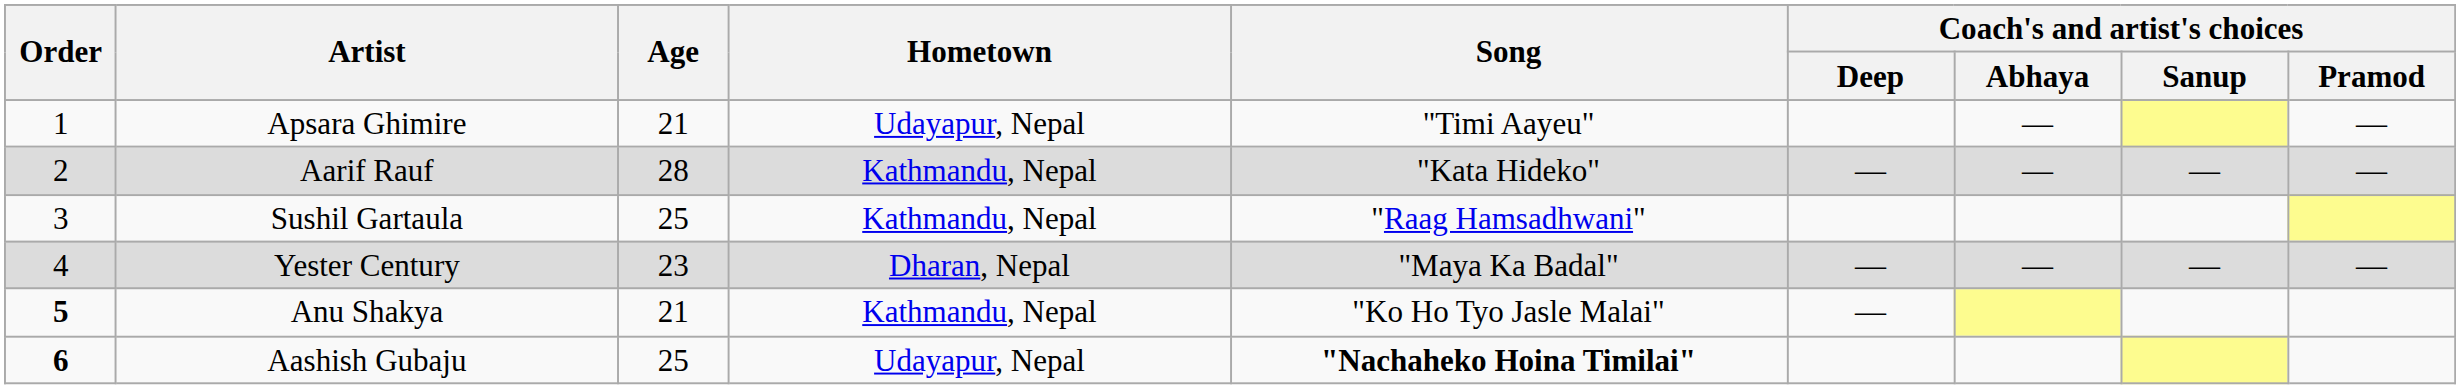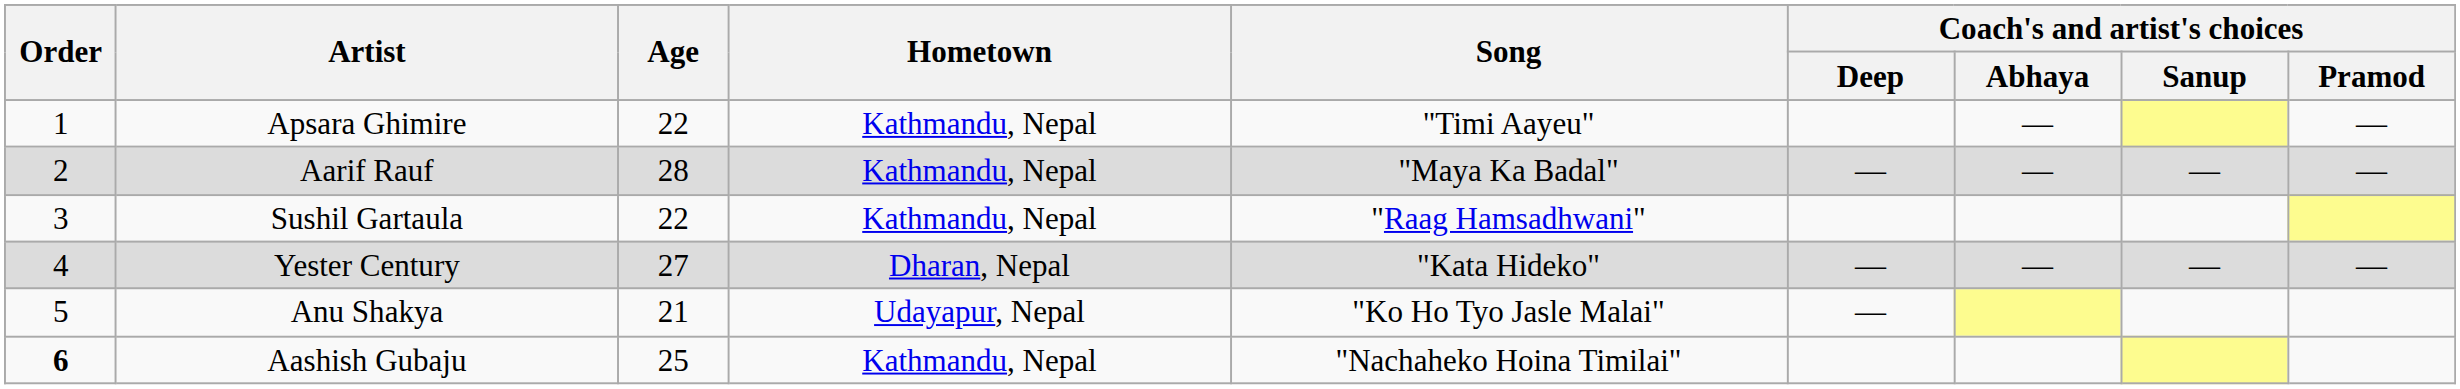(673, 123) 21 -> (673, 123) 22
(979, 123) Udayapur, Nepal -> (979, 123) Kathmandu, Nepal
(1509, 170) "Kata Hideko" -> (1509, 170) "Maya Ka Badal"
(673, 218) 25 -> (673, 218) 22
(673, 265) 23 -> (673, 265) 27
(1509, 265) "Maya Ka Badal" -> (1509, 265) "Kata Hideko"
(61, 312) bold -> (61, 312) normal
(979, 312) Kathmandu, Nepal -> (979, 312) Udayapur, Nepal
(979, 360) Udayapur, Nepal -> (979, 360) Kathmandu, Nepal
(1509, 360) bold -> (1509, 360) normal
